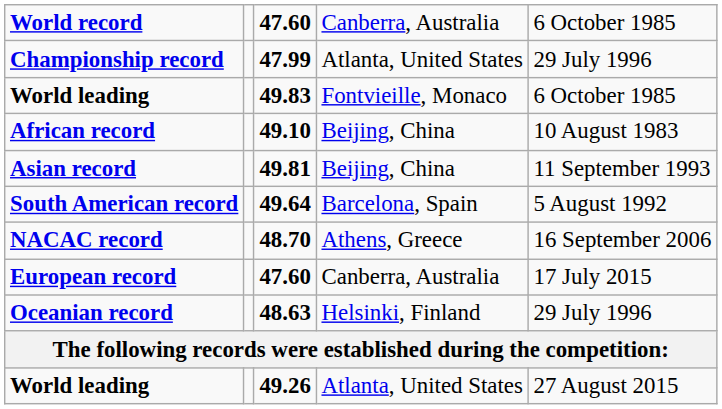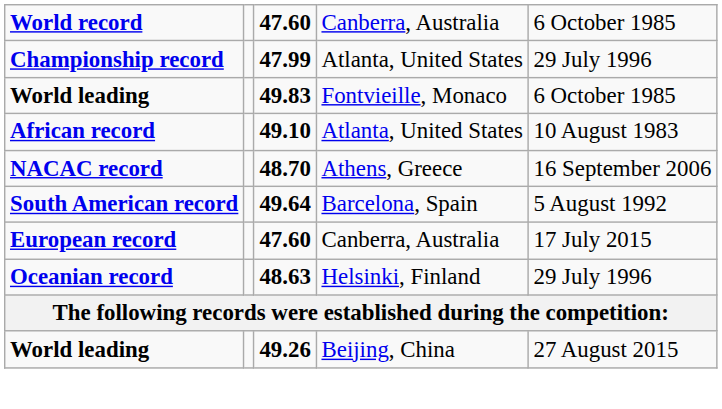(388, 131) Beijing, China -> (422, 131) Atlanta, United States
- row: (73, 167)
rows swapped: (86, 240) <-> (124, 204)
(422, 385) Atlanta, United States -> (388, 349) Beijing, China
